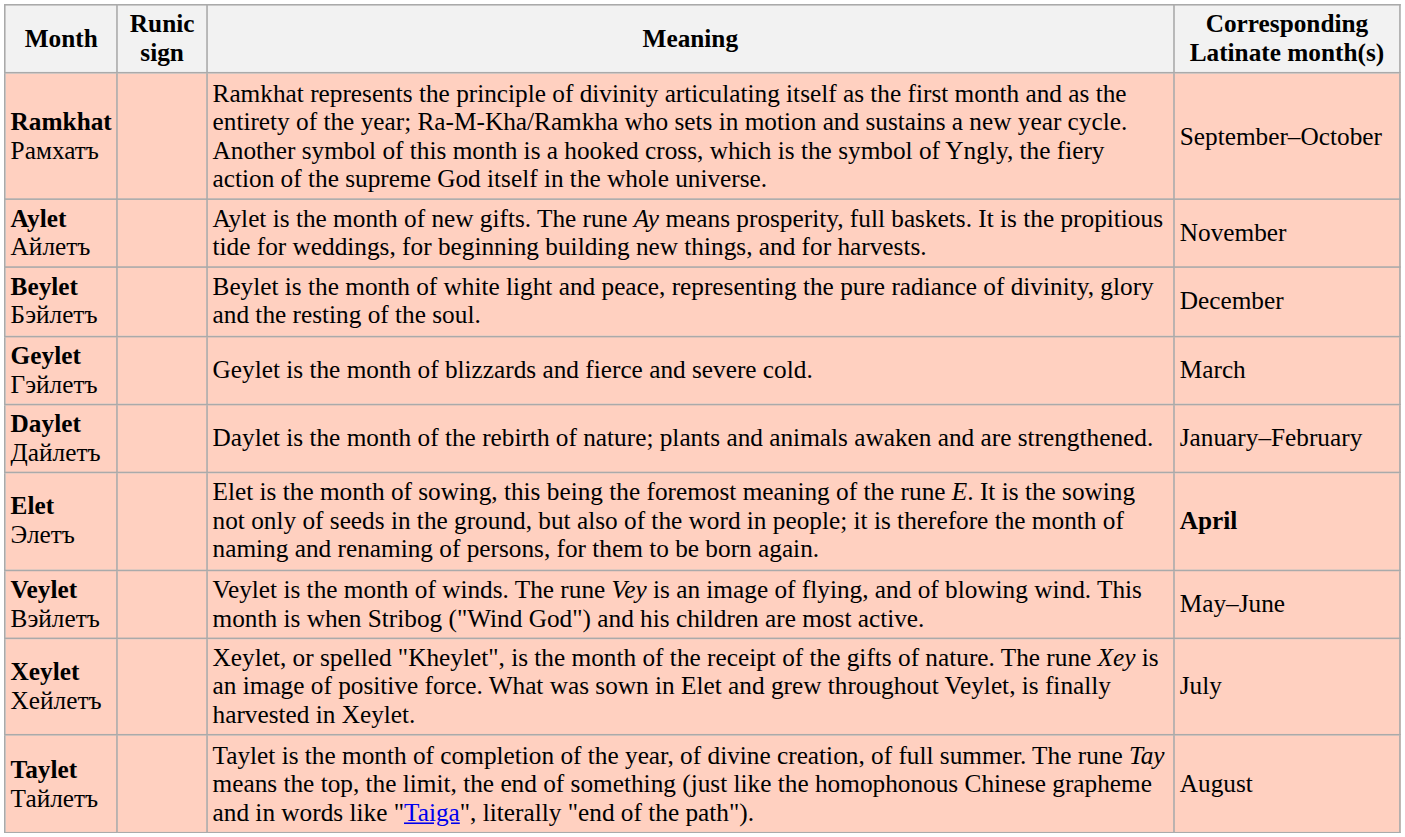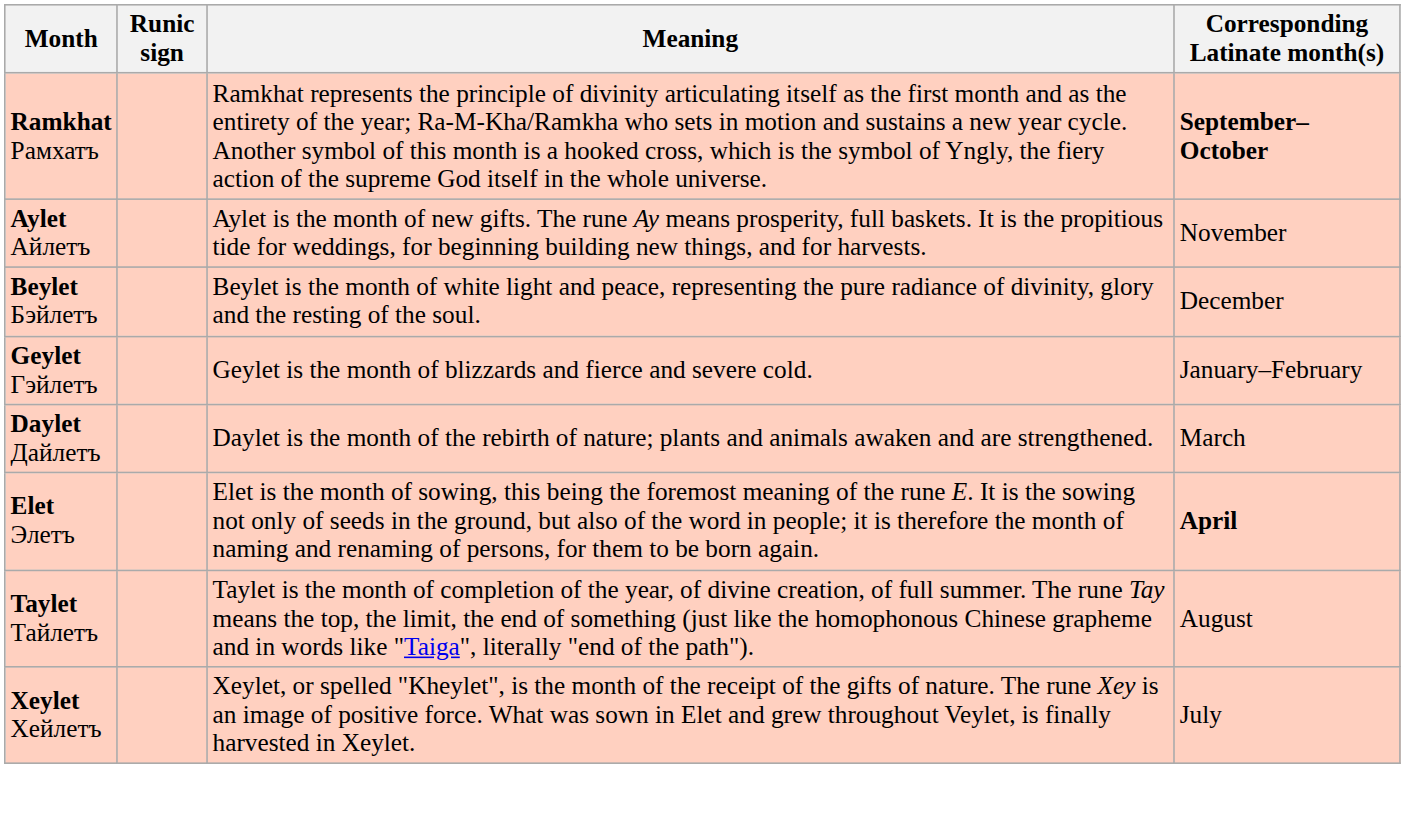(1281, 135) normal -> (1244, 135) bold
(1213, 369) March -> (1271, 369) January–February
(1271, 438) January–February -> (1213, 438) March
- row: (55, 603)
rows swapped: (56, 686) <-> (54, 783)
